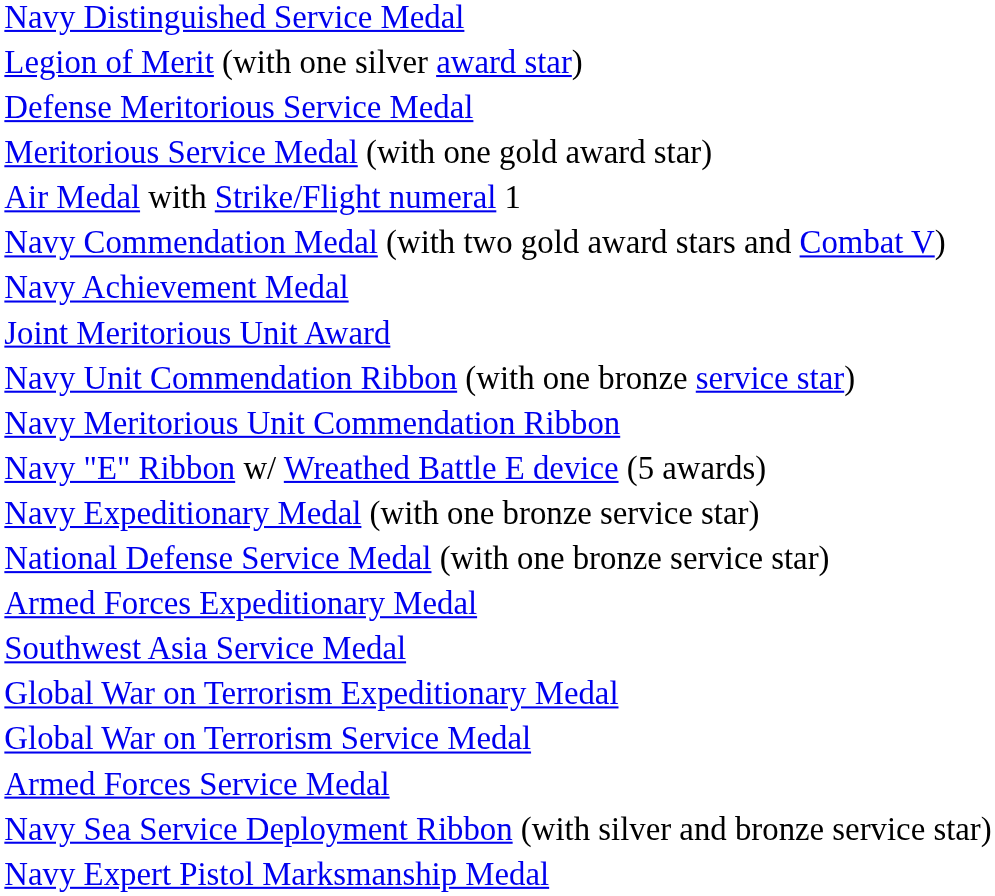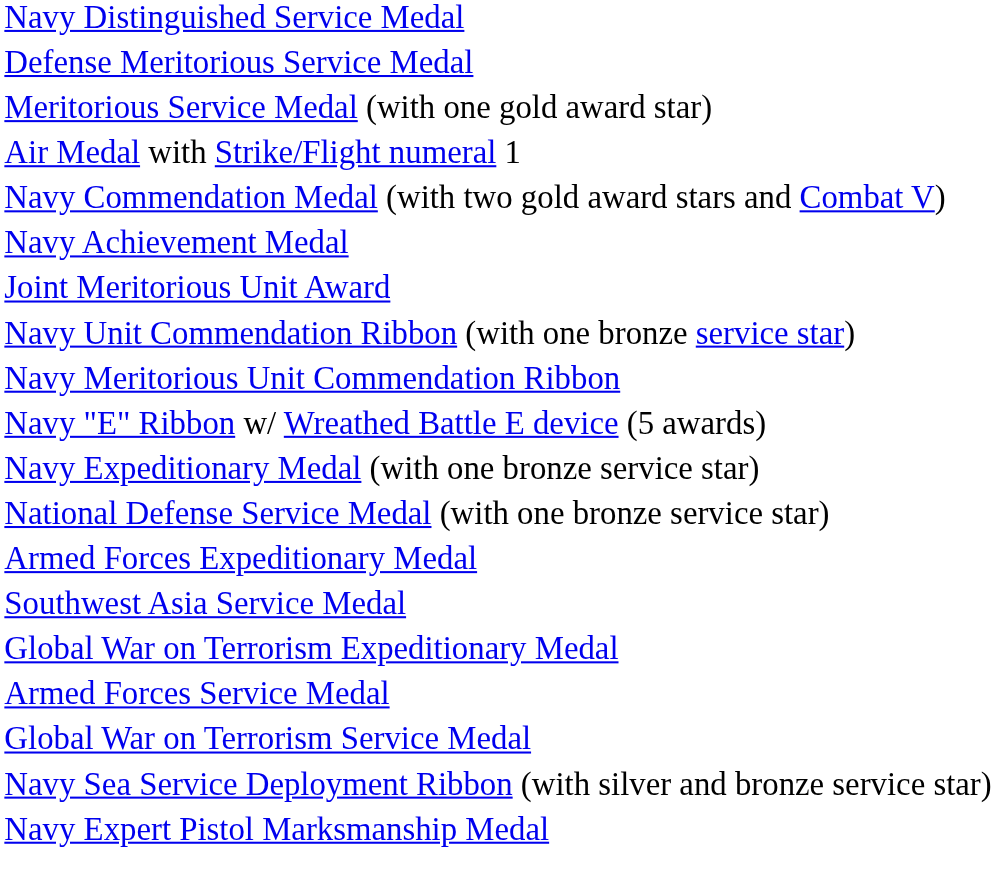- row: (294, 62)
rows swapped: (268, 738) <-> (197, 783)
